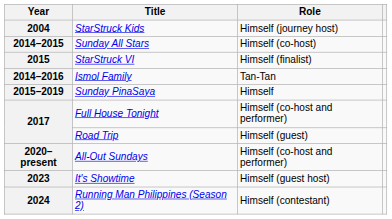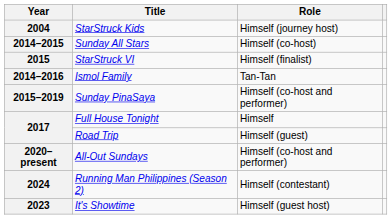(257, 92) Himself -> (286, 98) Himself (co-host and performer)
(286, 114) Himself (co-host and performer) -> (257, 119) Himself
rows swapped: (38, 179) <-> (38, 200)
